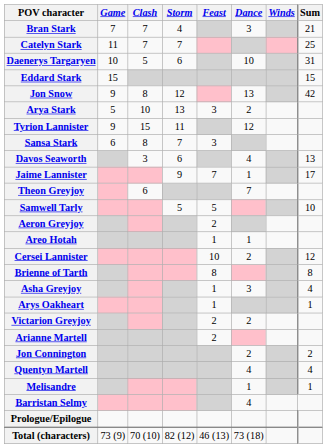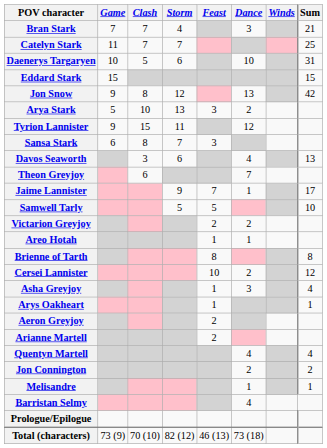rows swapped: (51, 191) <-> (51, 175)
rows swapped: (51, 223) <-> (51, 321)
rows swapped: (51, 256) <-> (51, 272)
rows swapped: (51, 370) <-> (51, 353)
